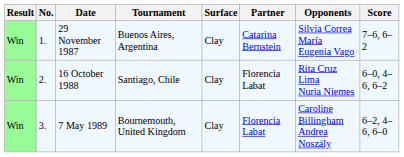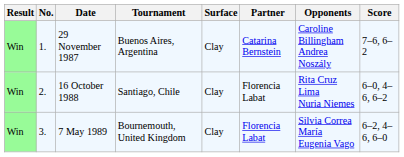(326, 40) Silvia Correa María Eugenia Vago -> (321, 46) Caroline Billingham Andrea Noszály
(321, 125) Caroline Billingham Andrea Noszály -> (326, 131) Silvia Correa María Eugenia Vago
